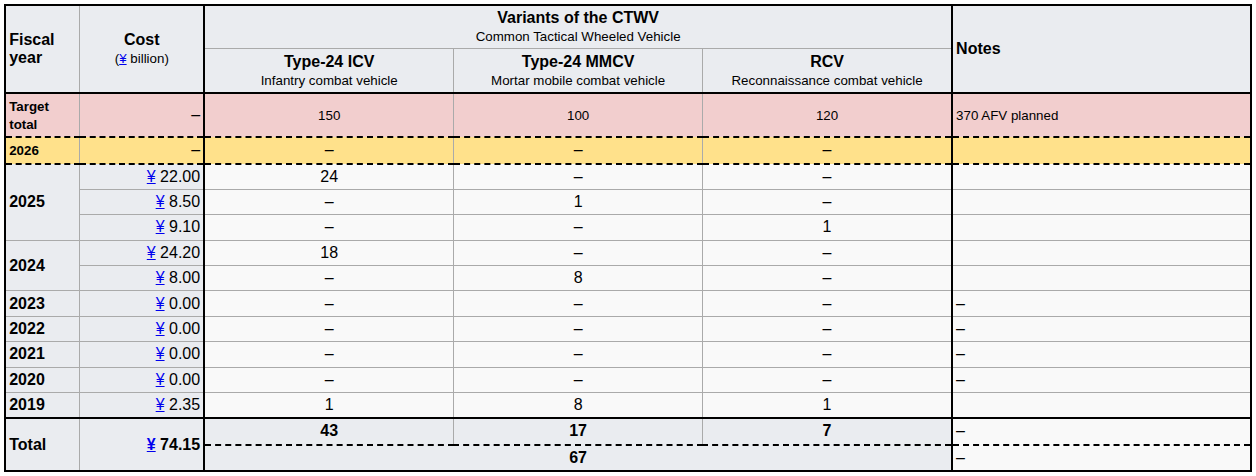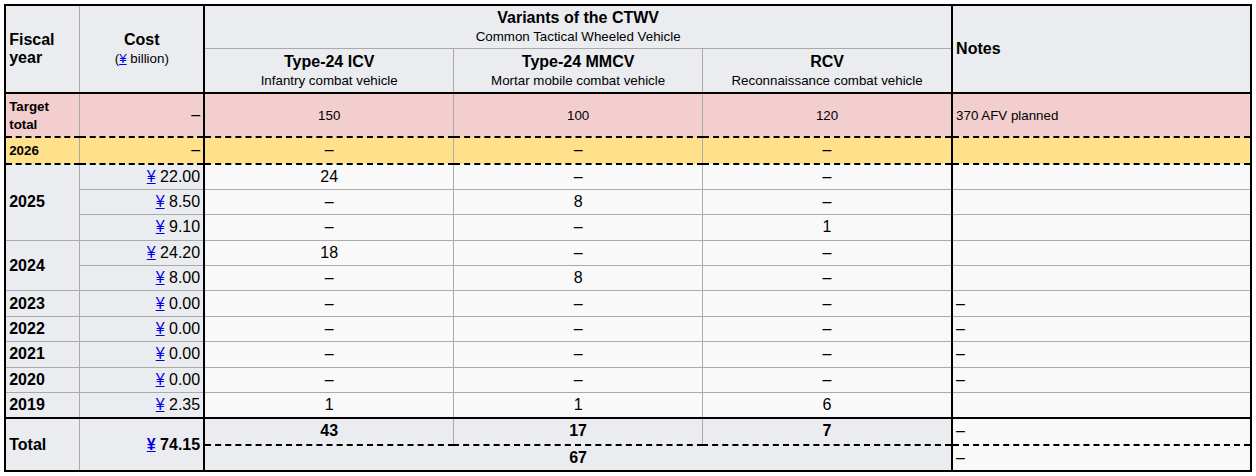(578, 202) 1 -> (578, 202) 8
(578, 405) 8 -> (578, 405) 1
(827, 405) 1 -> (827, 405) 6
